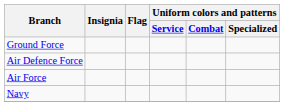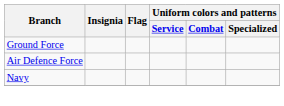- row: (26, 77)
